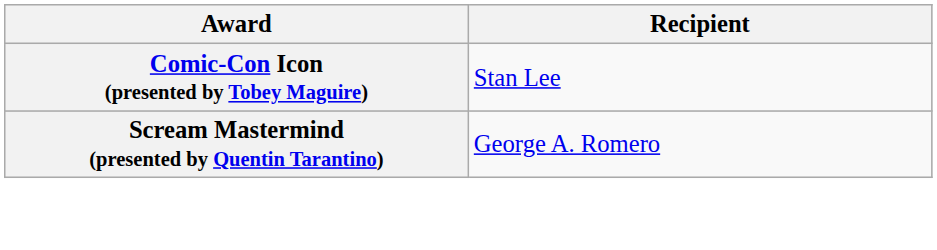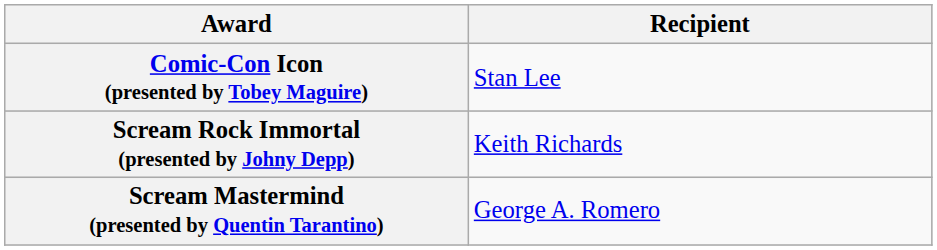+ row: (236, 143)
